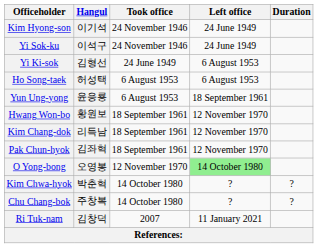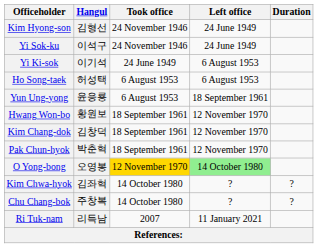(92, 28) 이기석 -> (92, 28) 김형선
(92, 62) 김형선 -> (92, 62) 이기석
(92, 132) 리득남 -> (92, 132) 김창덕
(92, 149) 김좌혁 -> (92, 149) 박춘혁
(150, 167) no background -> (150, 167) gold background
(92, 184) 박춘혁 -> (92, 184) 김좌혁
(92, 218) 김창덕 -> (92, 218) 리득남
